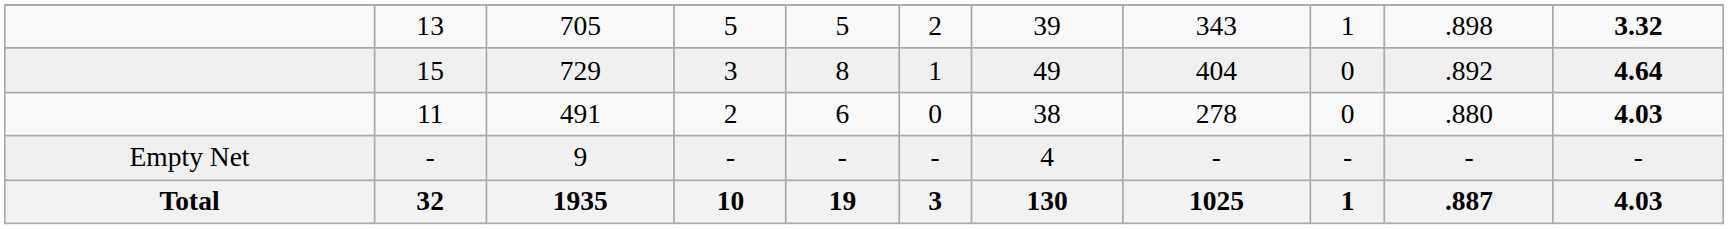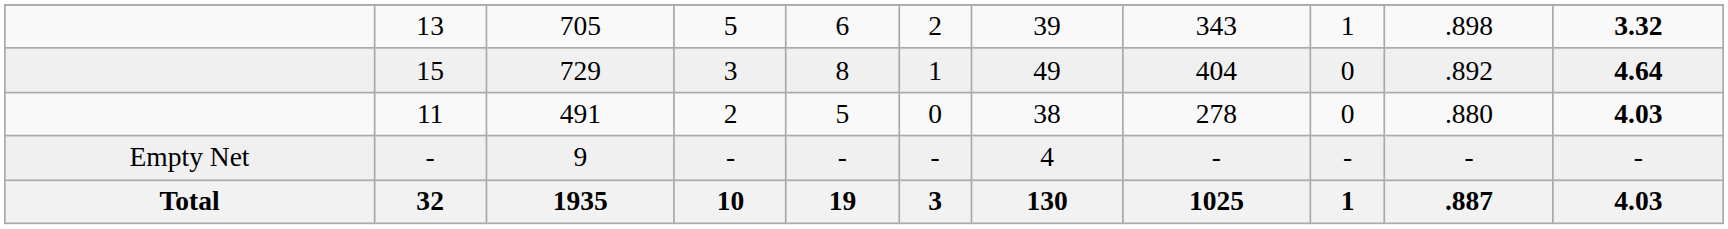(842, 26) 5 -> (842, 26) 6
(842, 113) 6 -> (842, 113) 5
